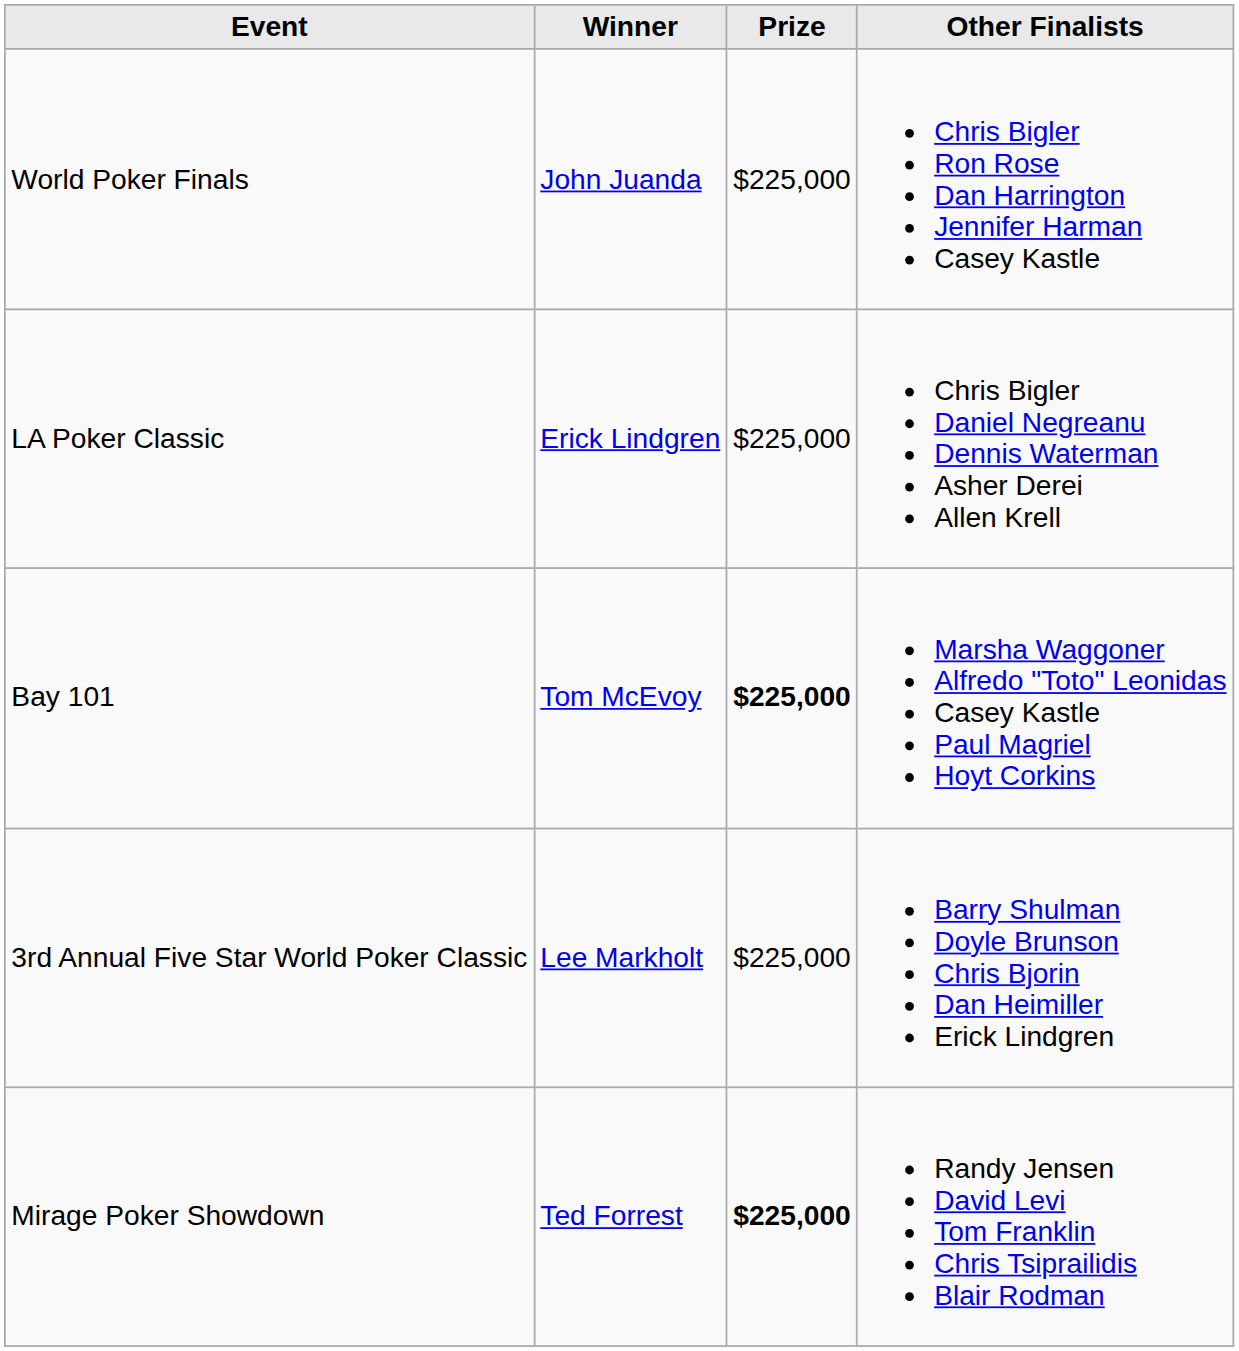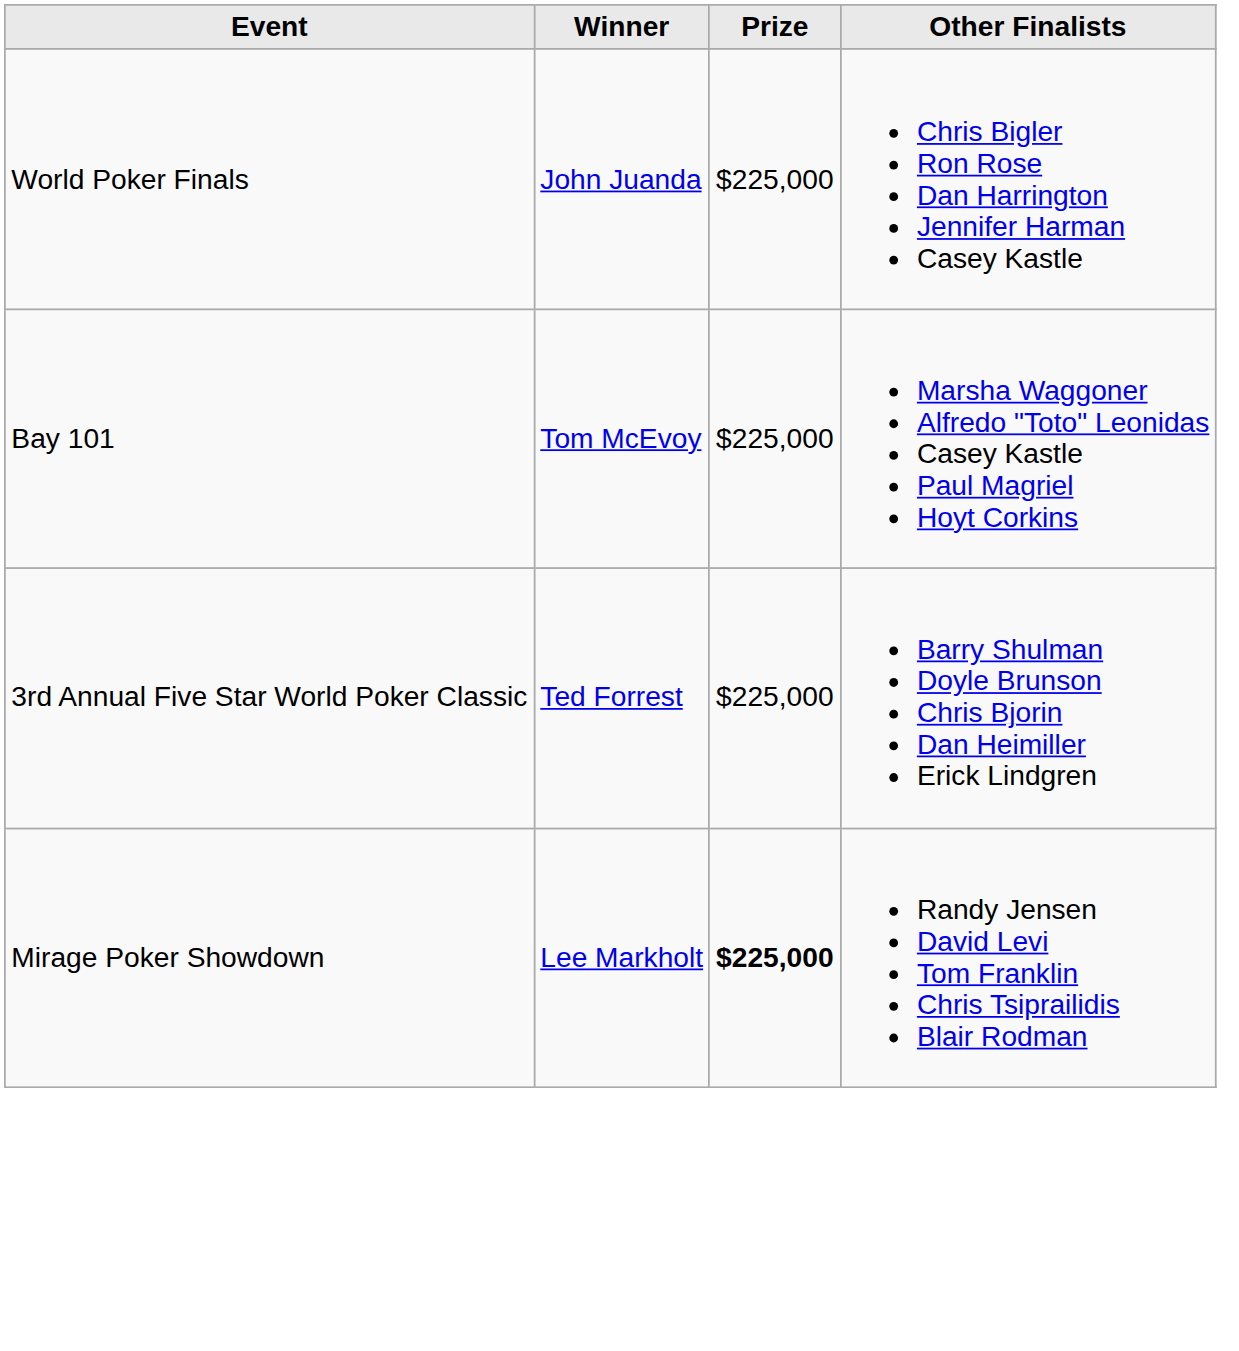- row: (118, 438)
(792, 697) bold -> (775, 438) normal
(622, 956) Lee Markholt -> (612, 697) Ted Forrest
(612, 1216) Ted Forrest -> (622, 956) Lee Markholt
